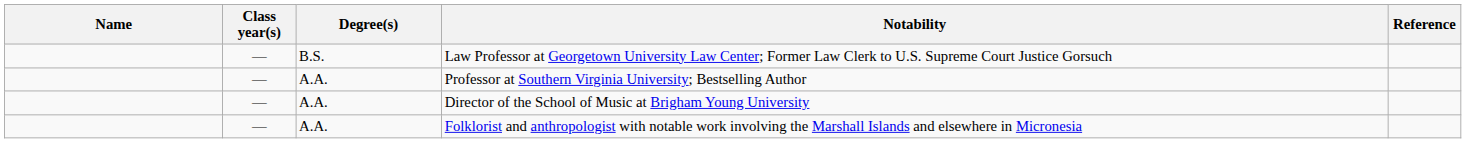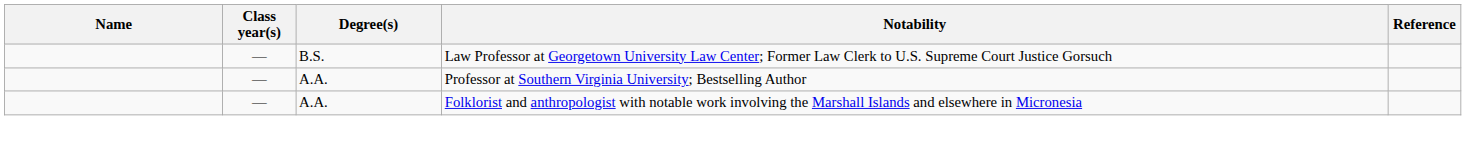- row: (627, 102)
